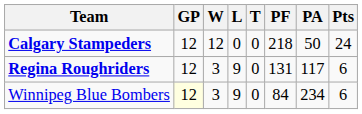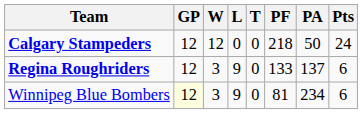(280, 69) 131 -> (280, 69) 133
(313, 69) 117 -> (313, 69) 137
(280, 95) 84 -> (280, 95) 81
